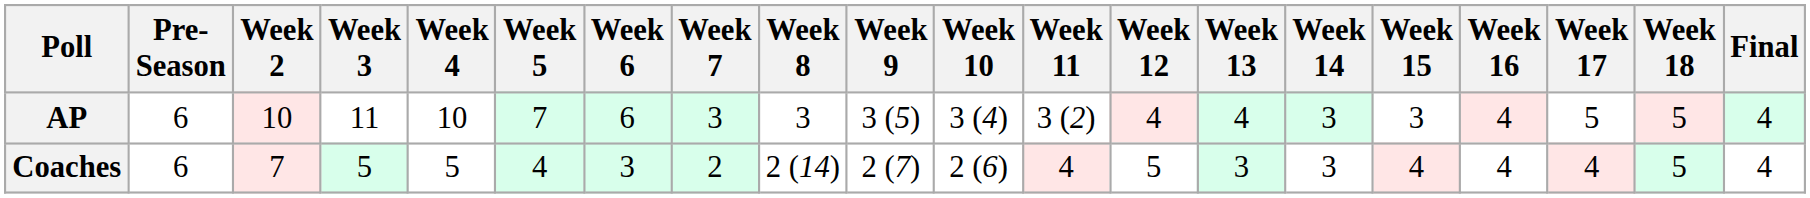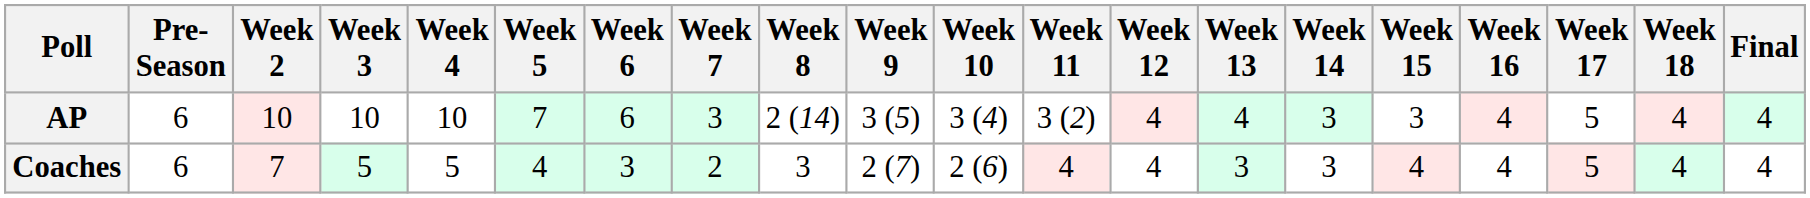(364, 116) 11 -> (364, 116) 10
(803, 116) 3 -> (803, 116) 2 (14)
(1679, 116) 5 -> (1679, 116) 4
(803, 167) 2 (14) -> (803, 167) 3
(1154, 167) 5 -> (1154, 167) 4
(1592, 167) 4 -> (1592, 167) 5
(1679, 167) 5 -> (1679, 167) 4
